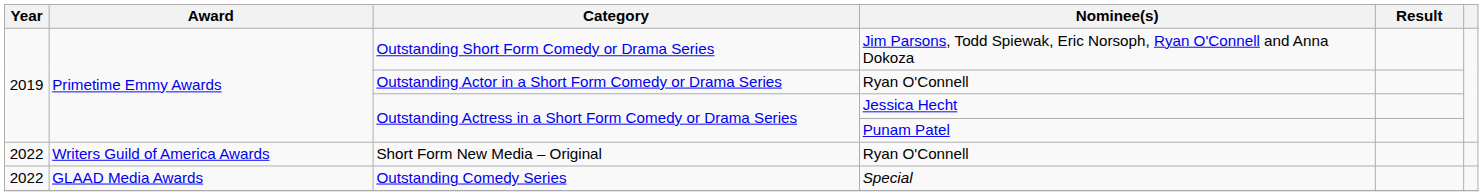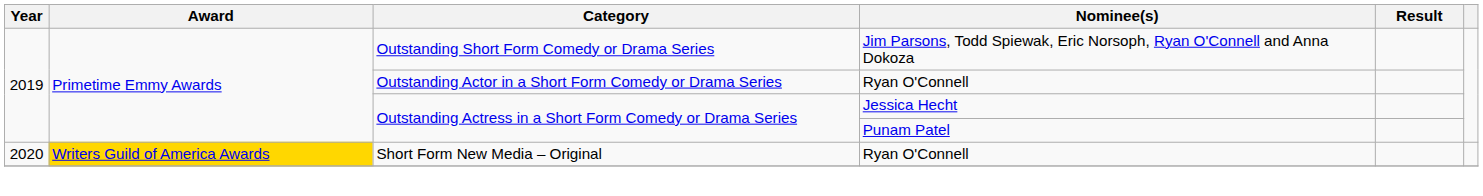(27, 154) 2022 -> (27, 154) 2020
(161, 154) no background -> (161, 154) gold background
- row: (471, 178)
